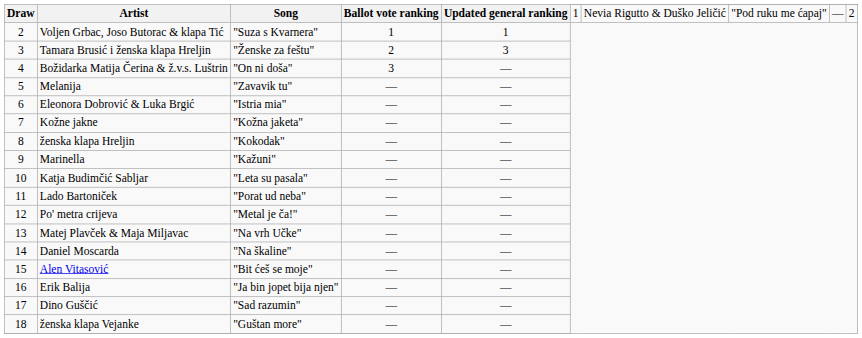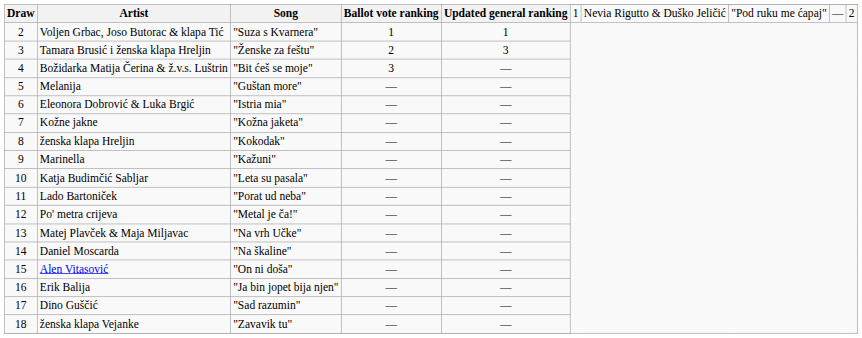(263, 68) "On ni doša" -> (273, 68) "Bit ćeš se moje"
(263, 86) "Zavavik tu" -> (267, 86) "Guštan more"
(273, 269) "Bit ćeš se moje" -> (263, 269) "On ni doša"
(267, 324) "Guštan more" -> (263, 324) "Zavavik tu"
